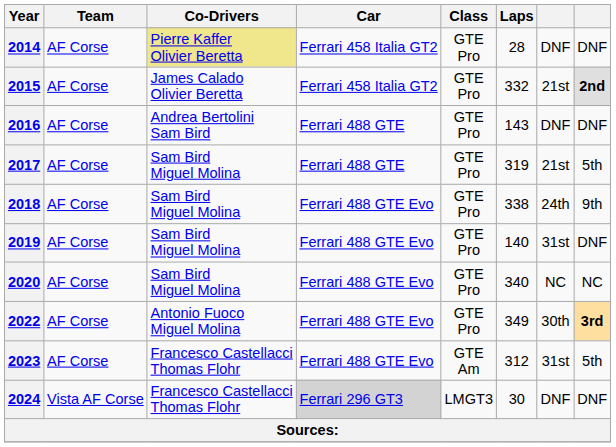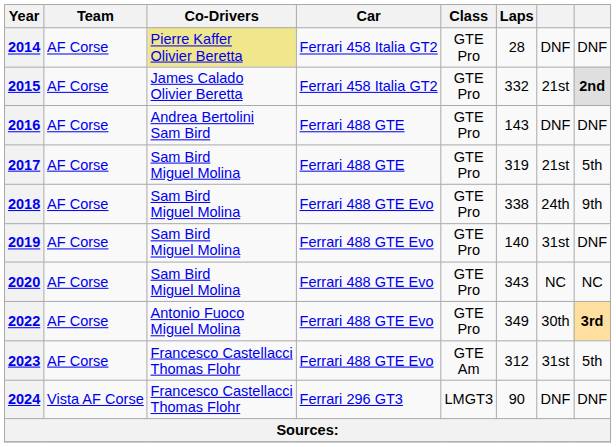(517, 282) 340 -> (517, 282) 343
(351, 400) lightgrey background -> (351, 400) no background
(517, 400) 30 -> (517, 400) 90
